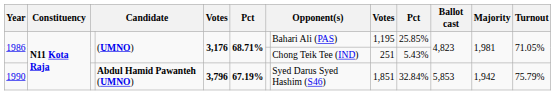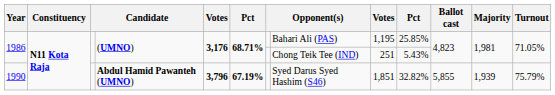(414, 76) 32.84% -> (414, 76) 32.82%
(444, 76) 5,853 -> (444, 76) 5,855
(485, 76) 1,942 -> (485, 76) 1,939
